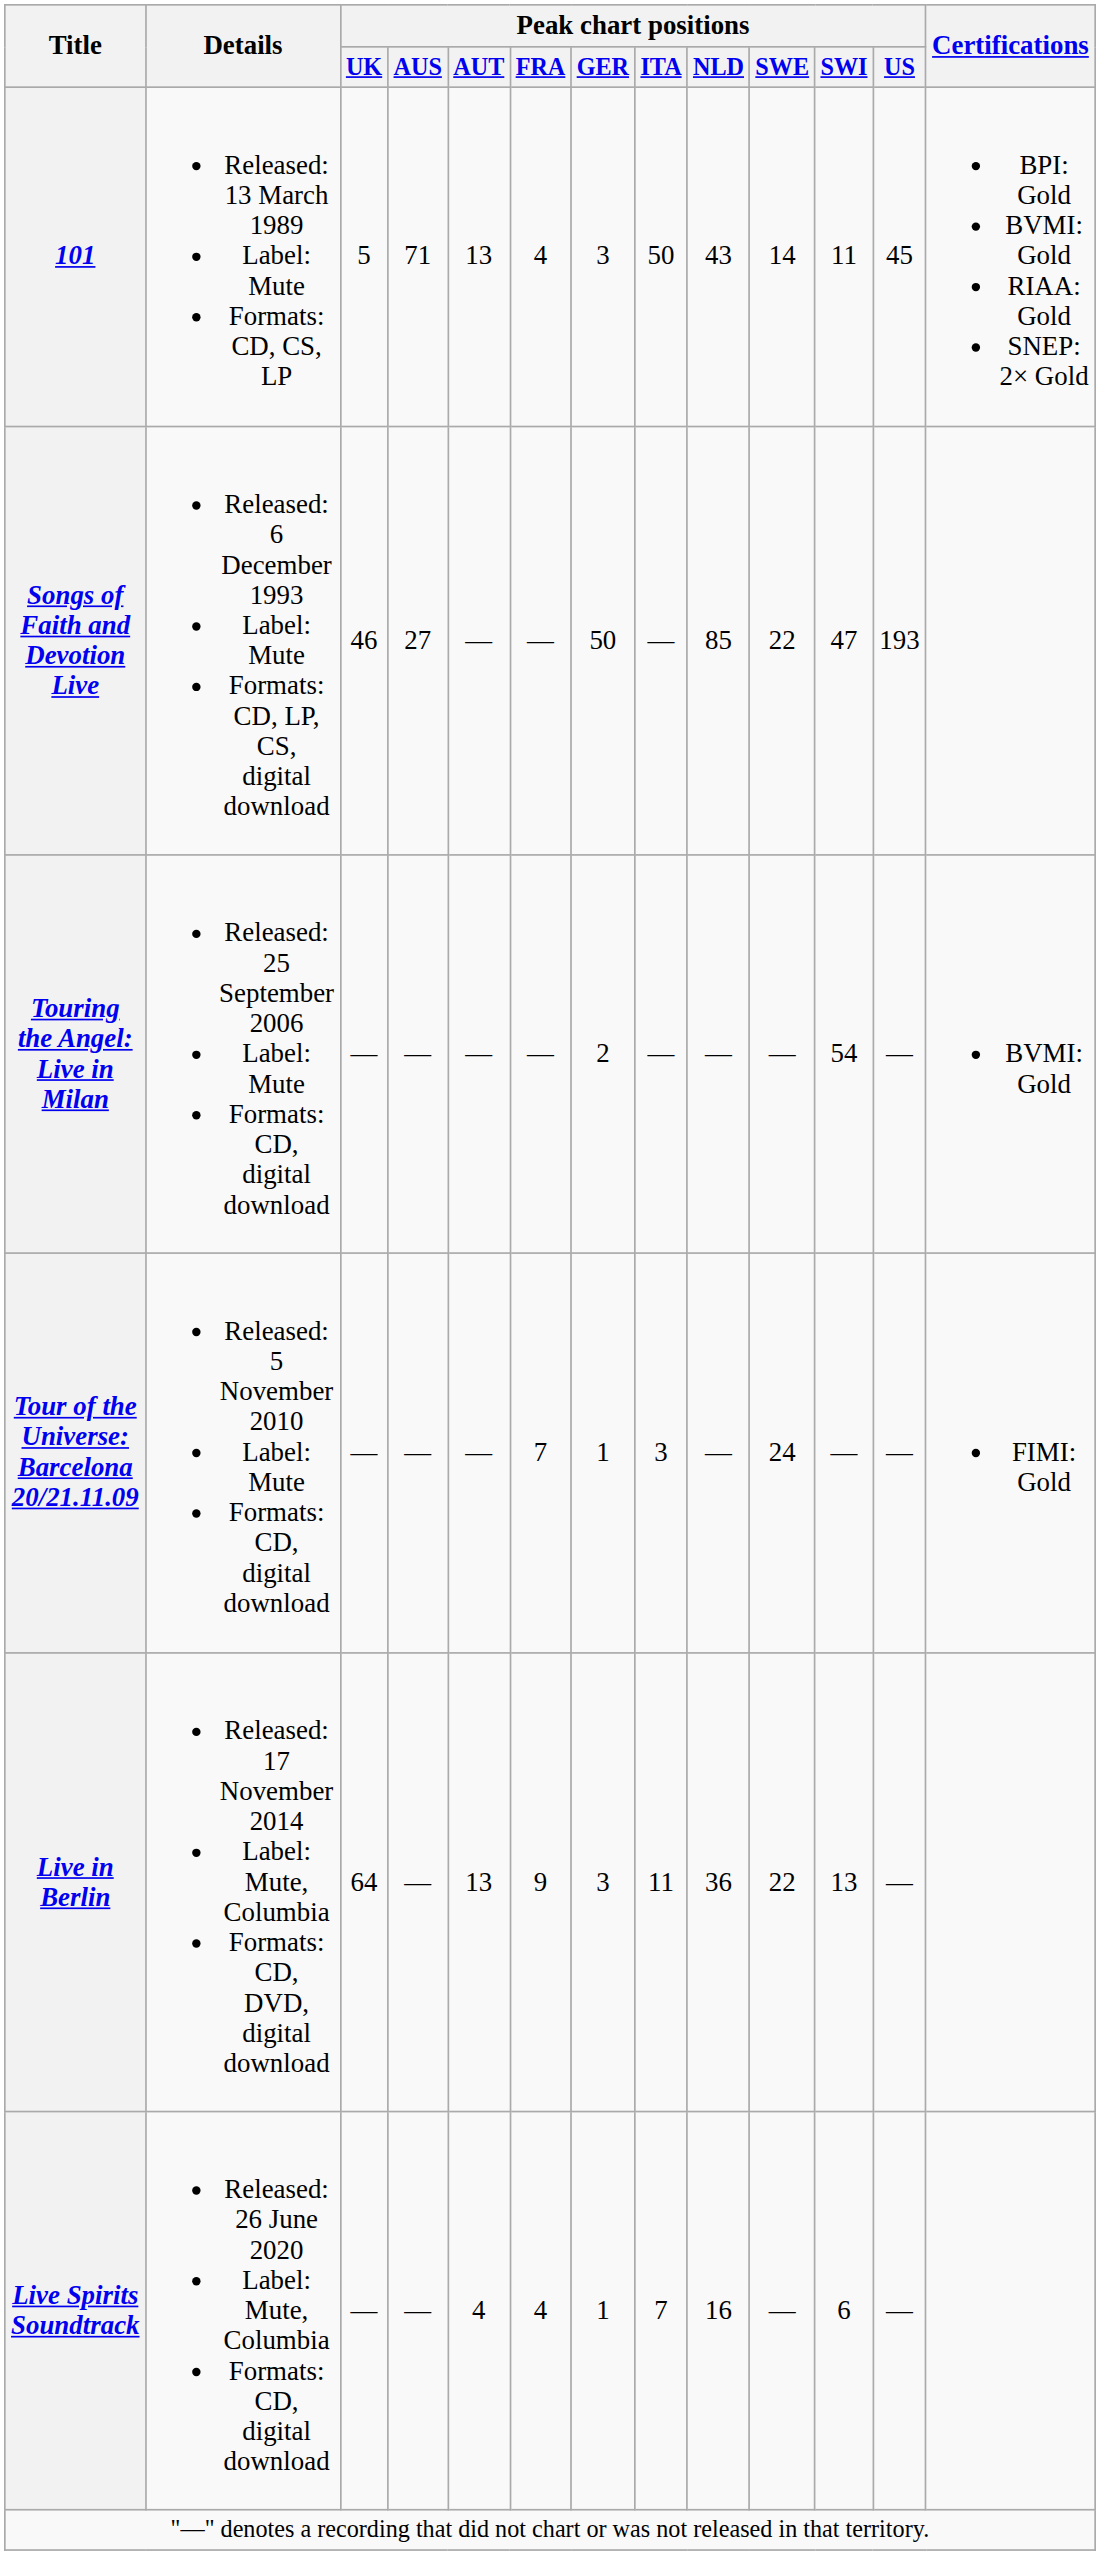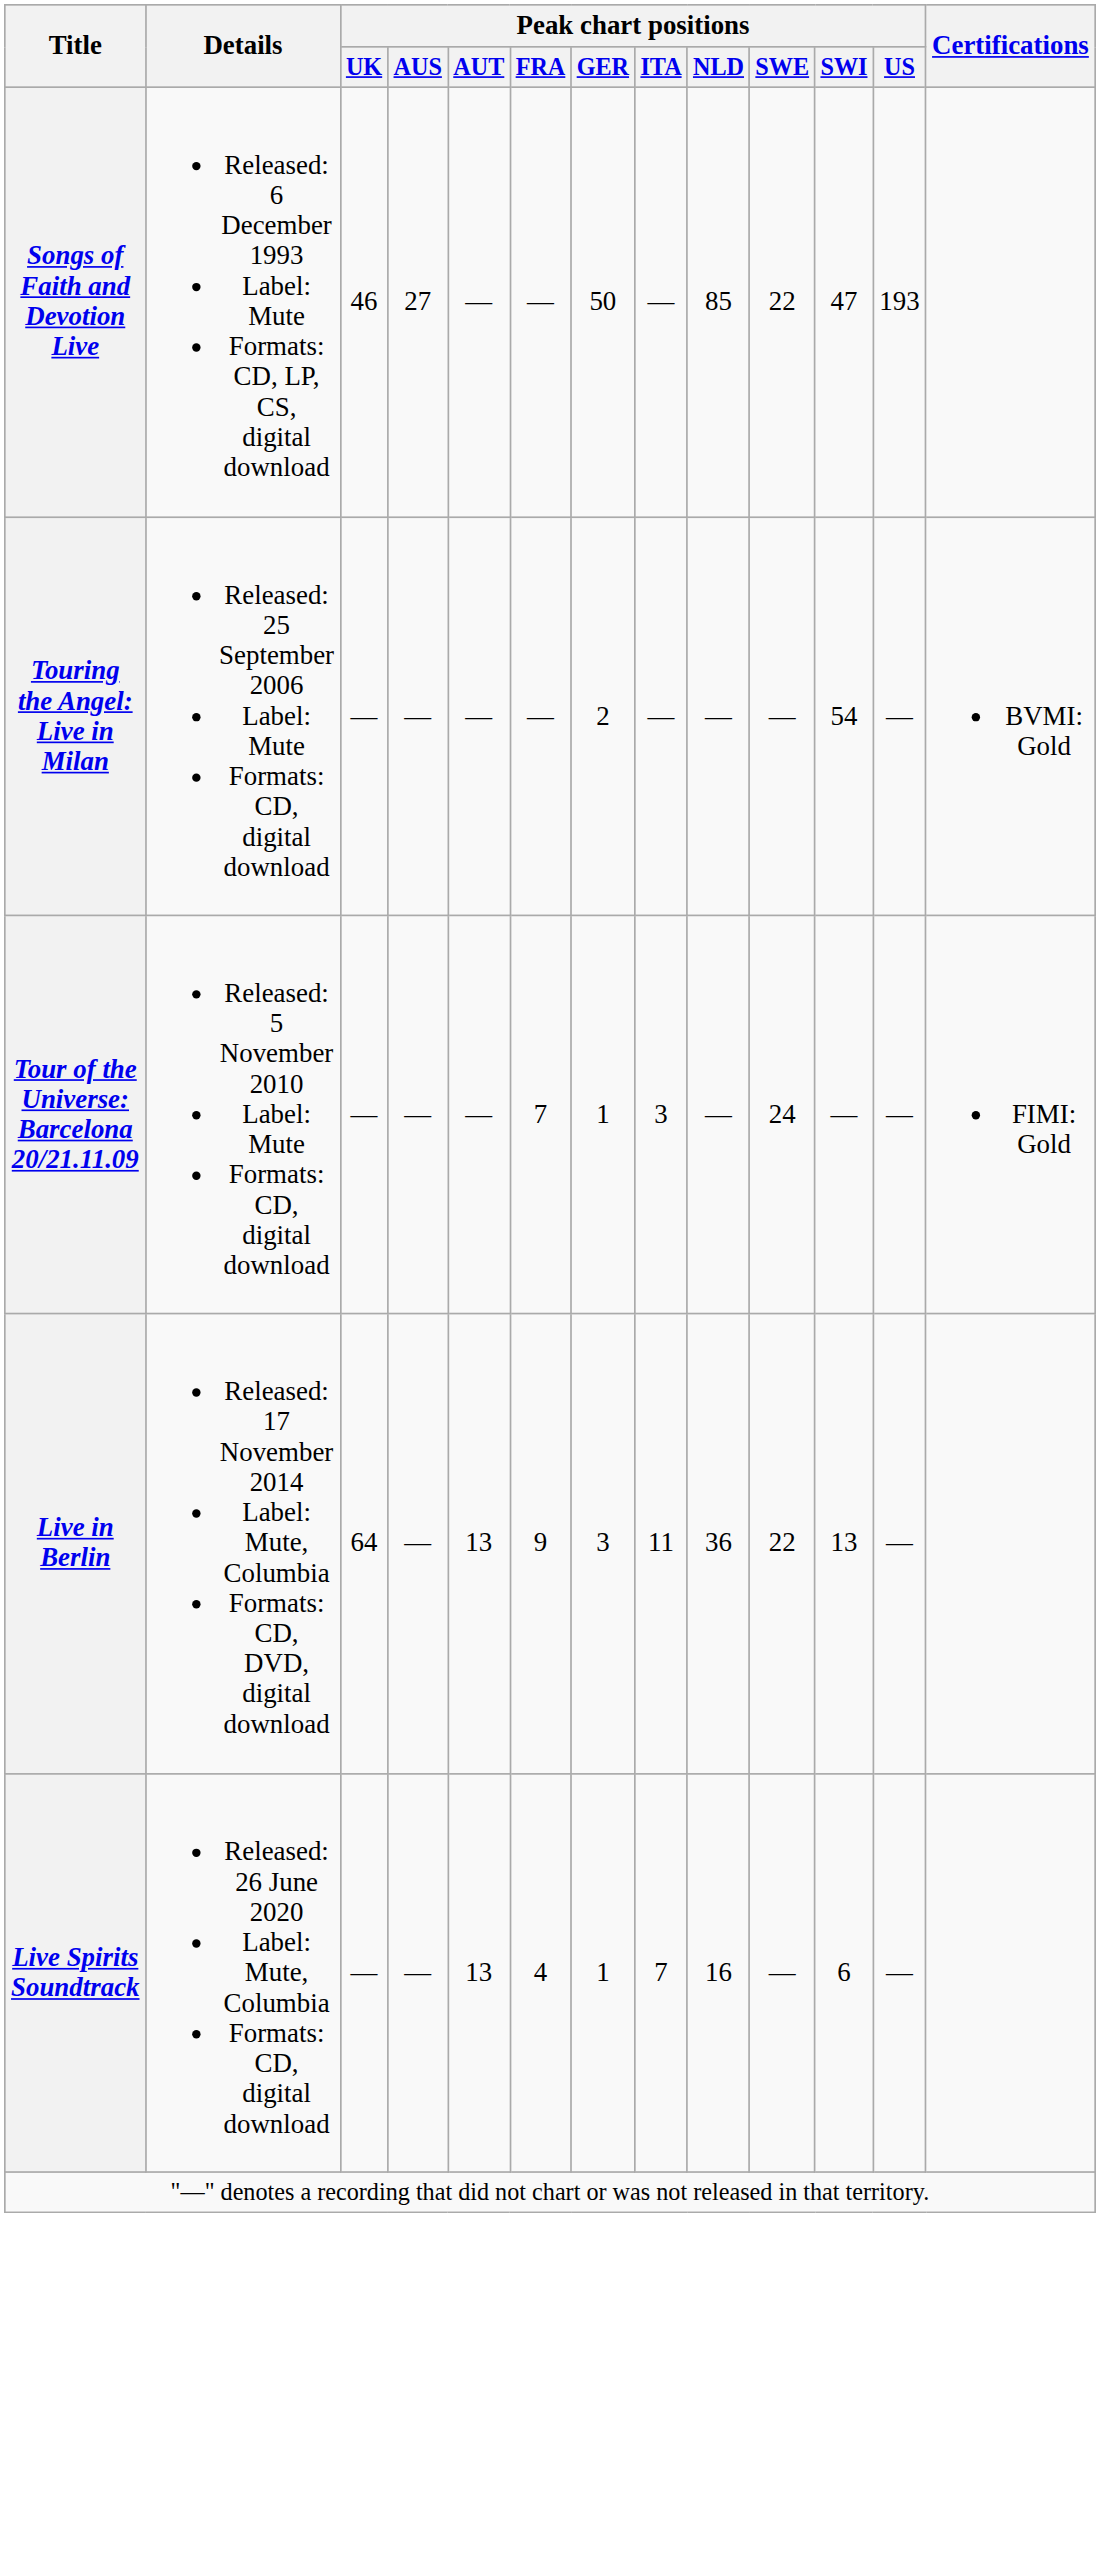- row: (75, 256)
(479, 2310) 4 -> (479, 1972) 13
